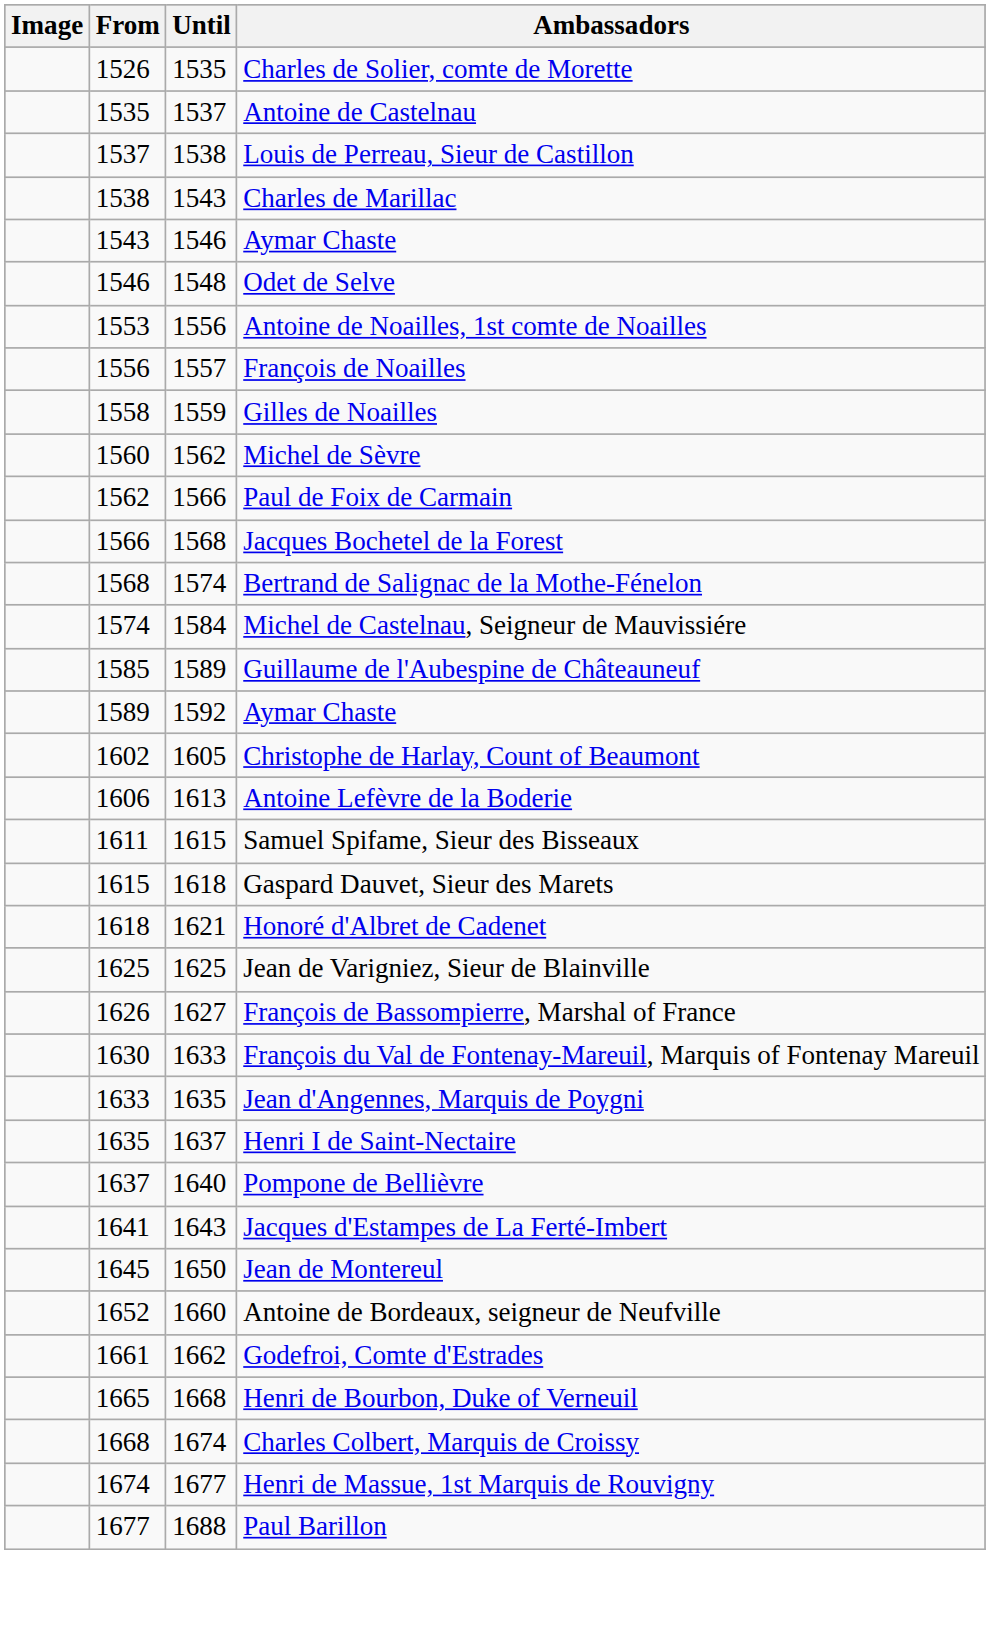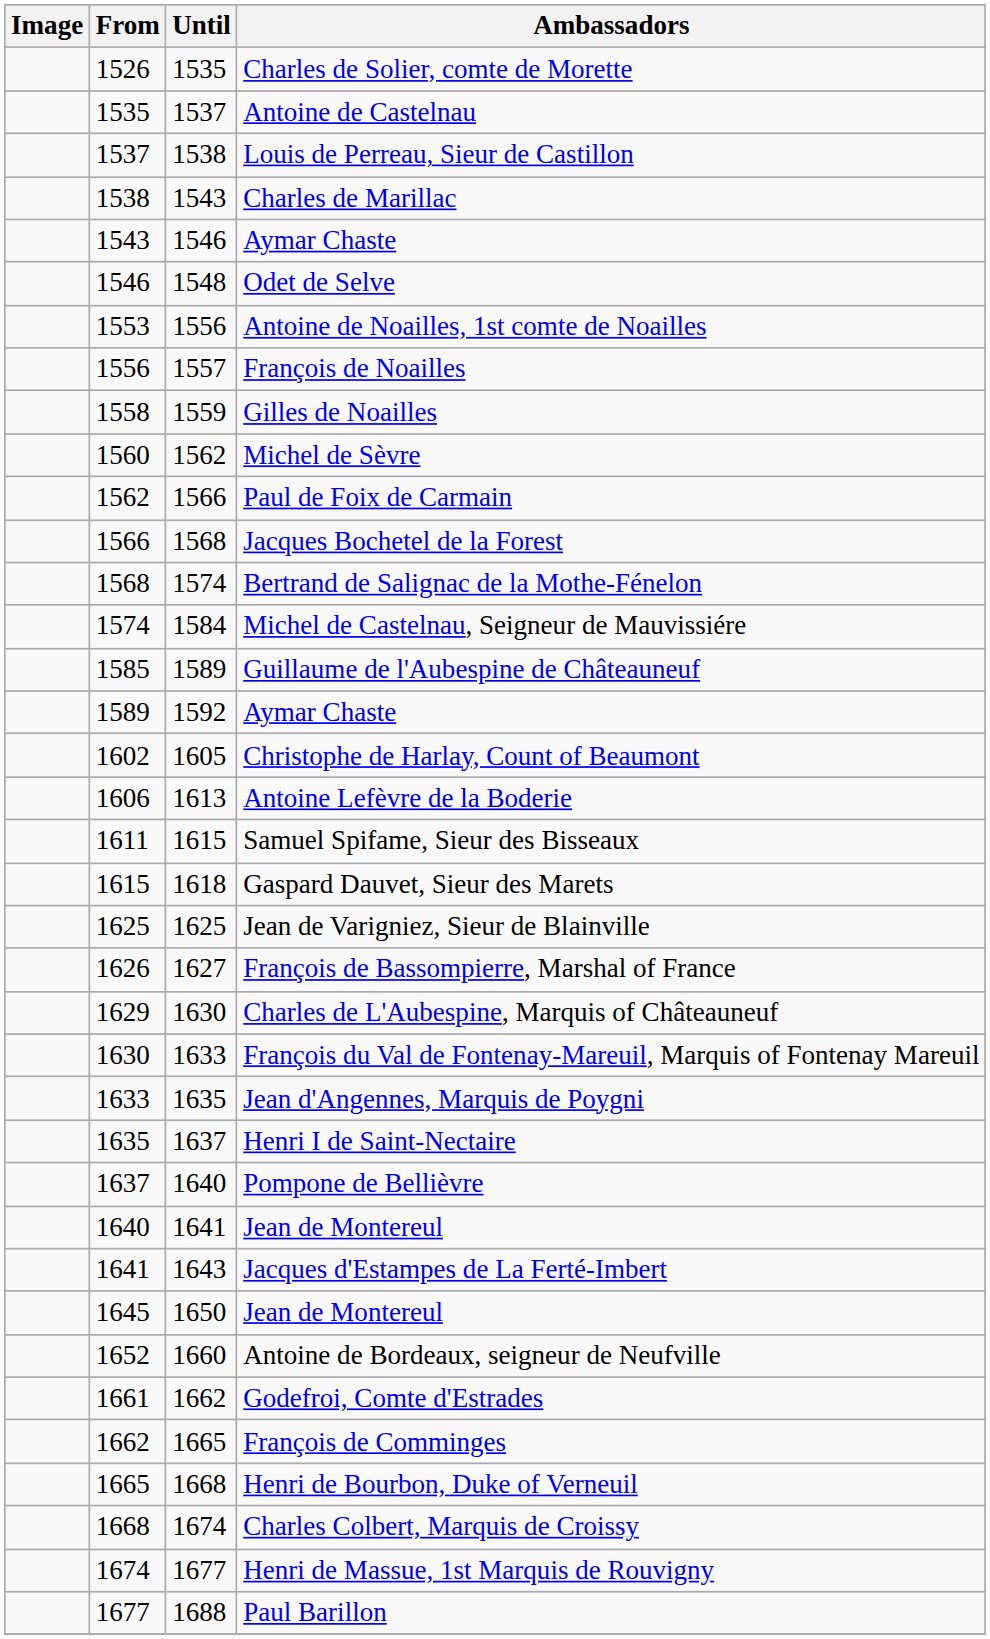- row: (123, 926)
+ row: (123, 1012)
+ row: (123, 1226)
+ row: (123, 1441)
